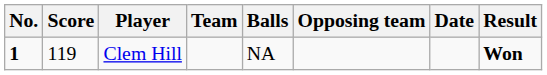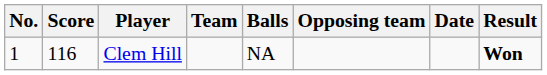(14, 53) bold -> (14, 53) normal
(62, 53) 119 -> (62, 53) 116
